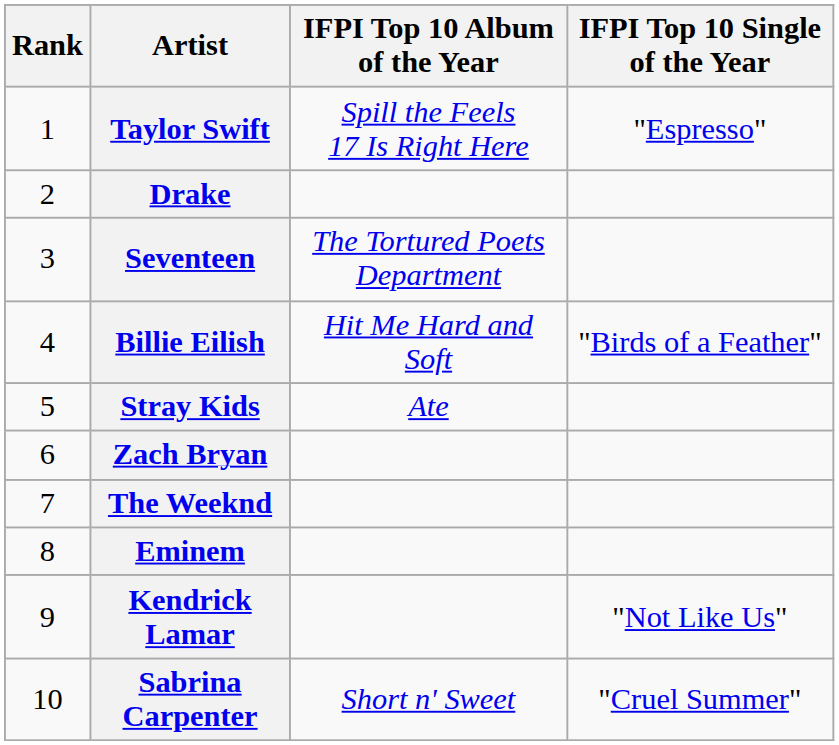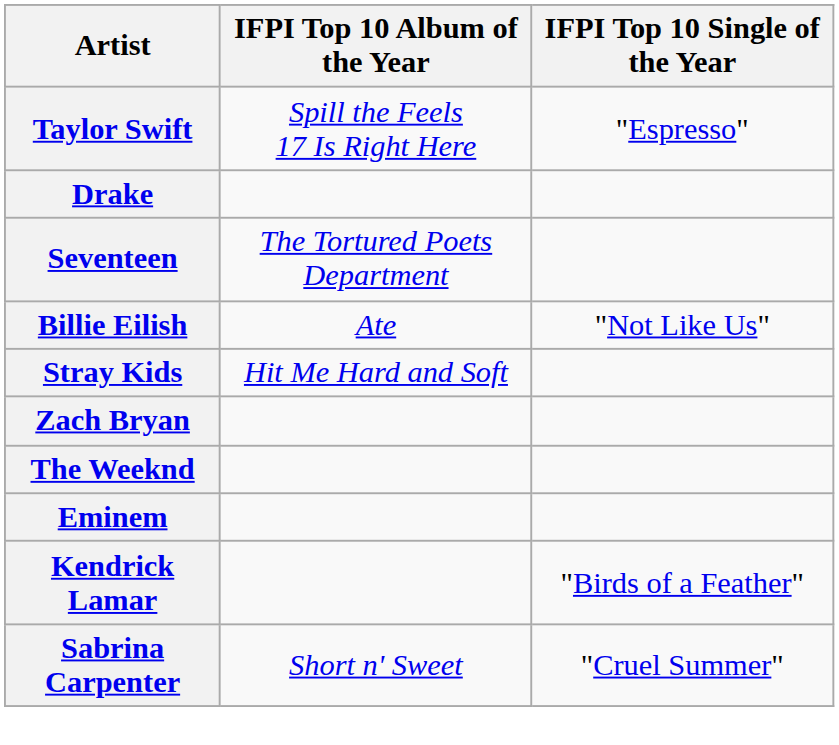- column: (47, 45)
(428, 341) Hit Me Hard and Soft -> (376, 324) Ate
(700, 341) "Birds of a Feather" -> (682, 324) "Not Like Us"
(428, 406) Ate -> (376, 372) Hit Me Hard and Soft
(700, 616) "Not Like Us" -> (682, 582) "Birds of a Feather"
